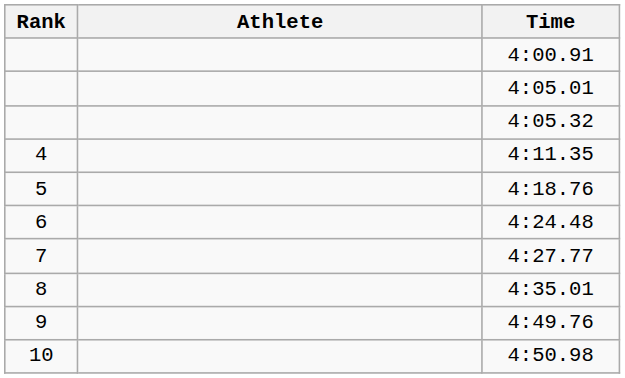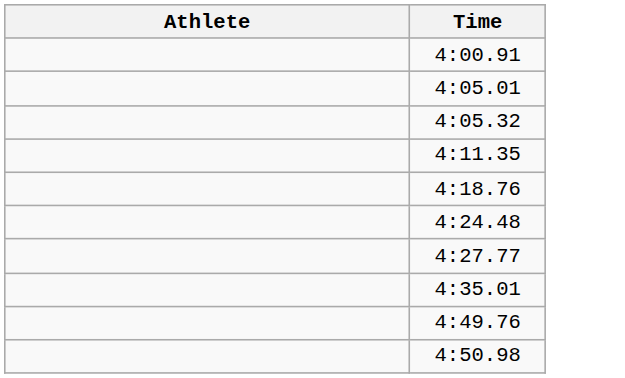- column: (41, 22)
